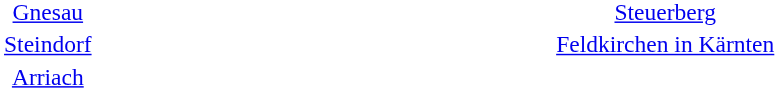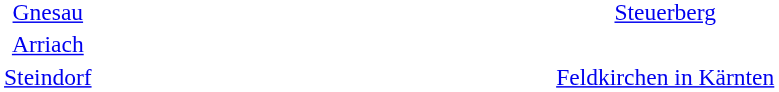rows swapped: (48, 77) <-> (48, 44)
